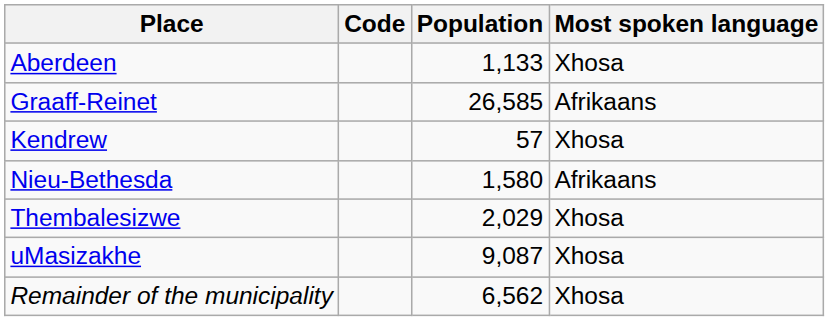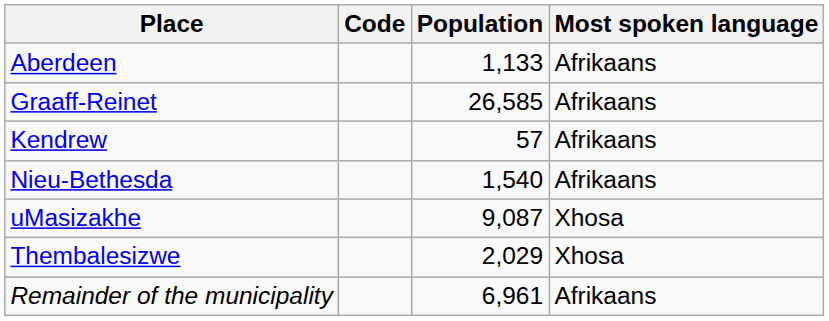(589, 62) Xhosa -> (605, 62) Afrikaans
(589, 140) Xhosa -> (605, 140) Afrikaans
(512, 179) 1,580 -> (512, 179) 1,540
rows swapped: (95, 218) <-> (76, 256)
(512, 295) 6,562 -> (512, 295) 6,961
(589, 295) Xhosa -> (605, 295) Afrikaans
